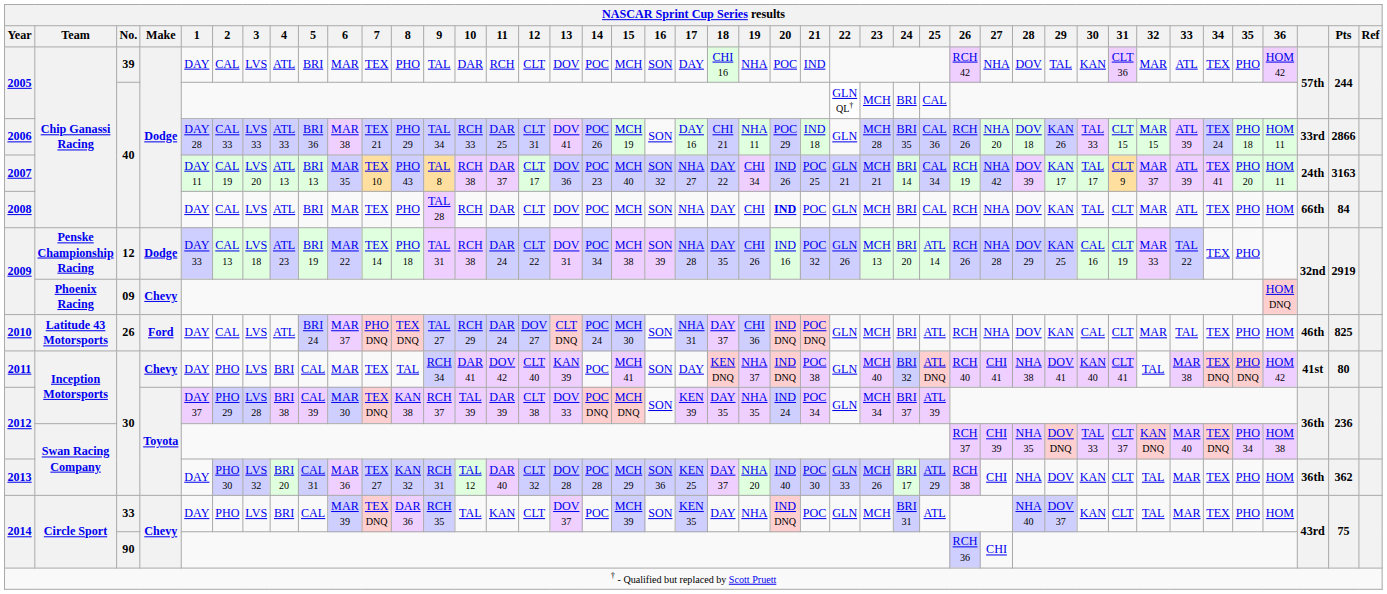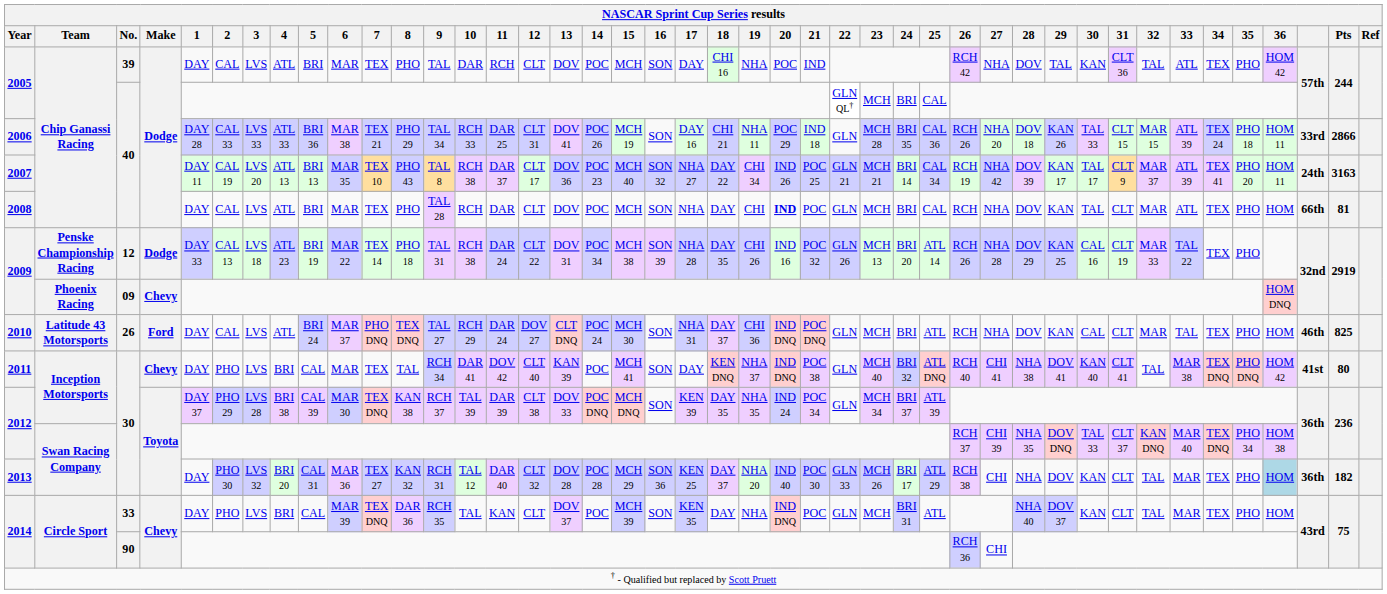(1153, 64) MAR -> (1153, 64) TAL
(1344, 209) 84 -> (1344, 209) 81
(1280, 477) no background -> (1280, 477) lightblue background
(1344, 477) 362 -> (1344, 477) 182
